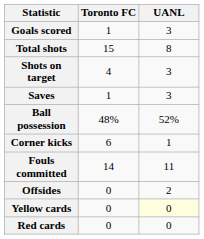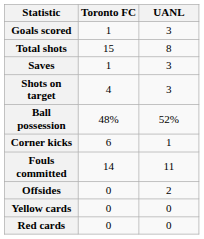rows swapped: (41, 71) <-> (41, 95)
(169, 208) lightyellow background -> (169, 208) no background
